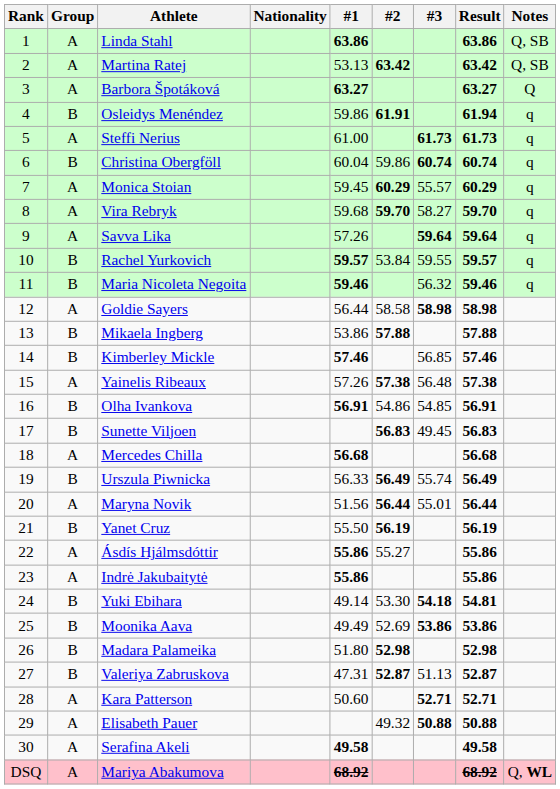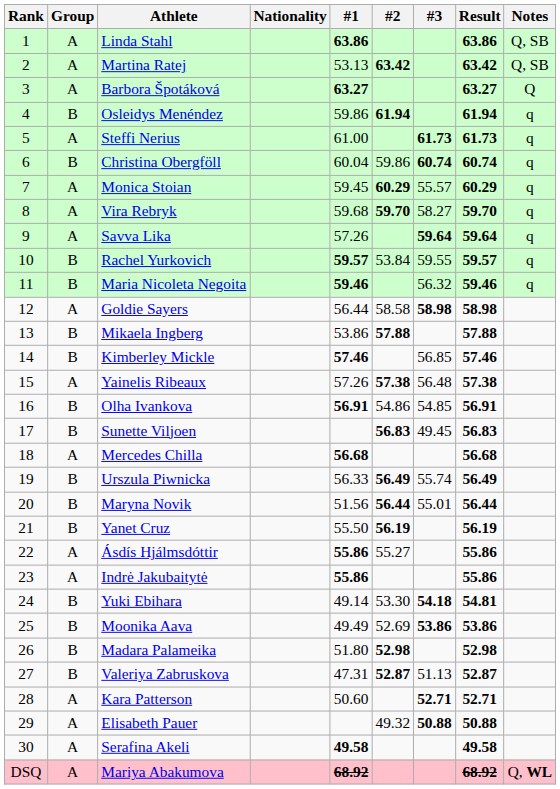(393, 114) 61.91 -> (393, 114) 61.94
(73, 503) A -> (73, 503) B
